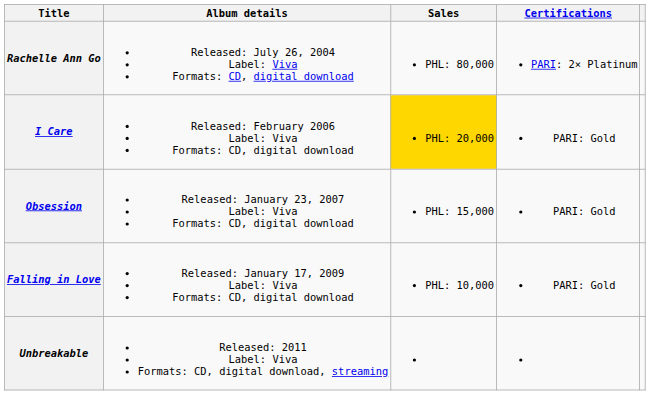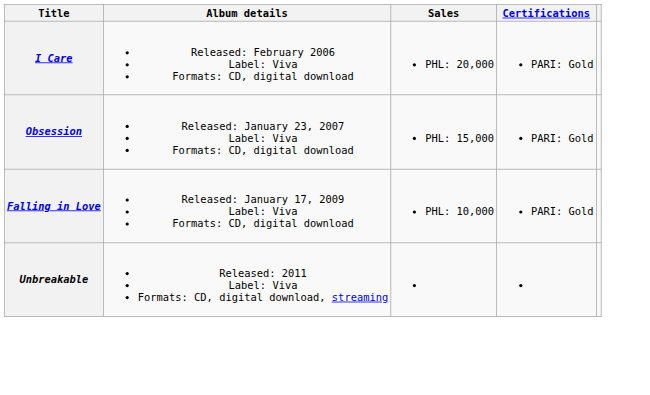- row: (54, 58)
(444, 138) gold background -> (444, 64) no background
